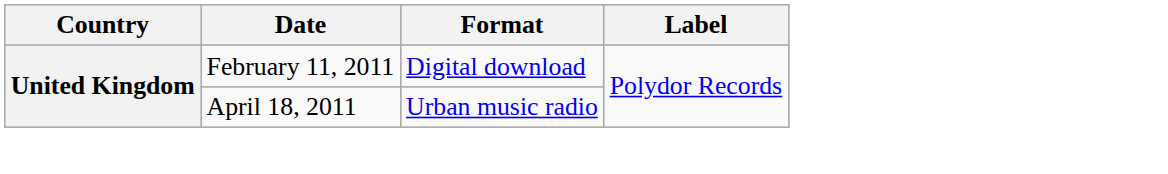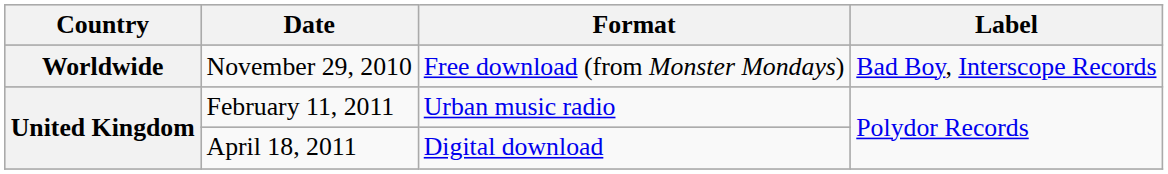+ row: (309, 65)
(496, 65) Digital download -> (520, 106) Urban music radio
(502, 106) Urban music radio -> (514, 147) Digital download
